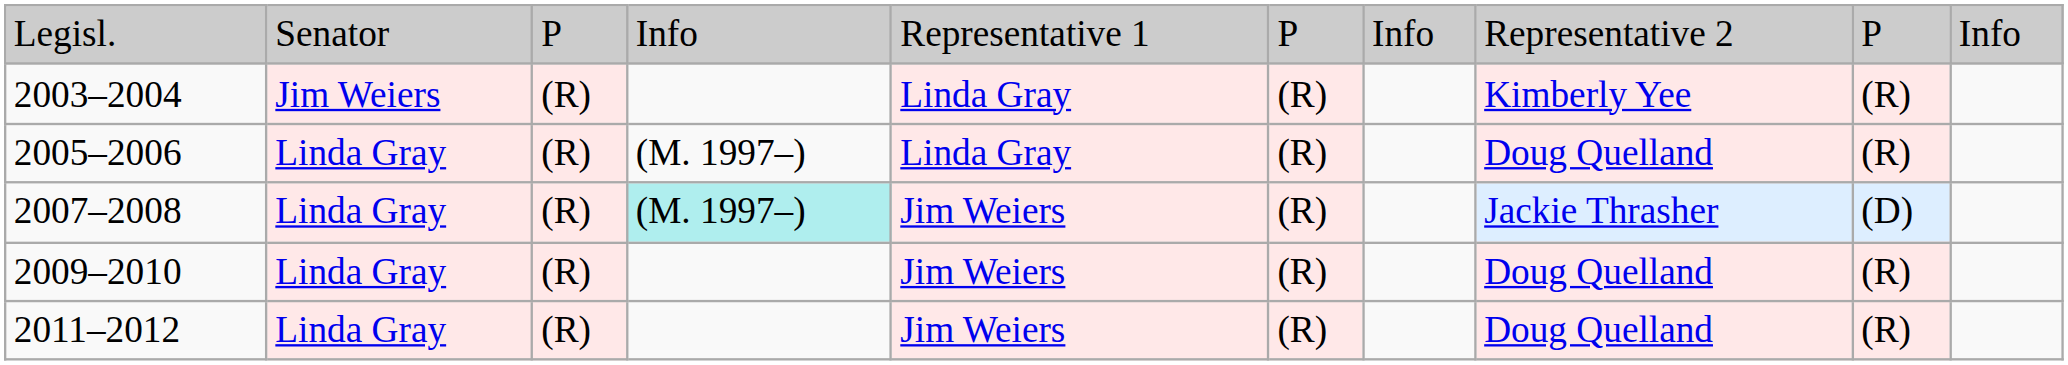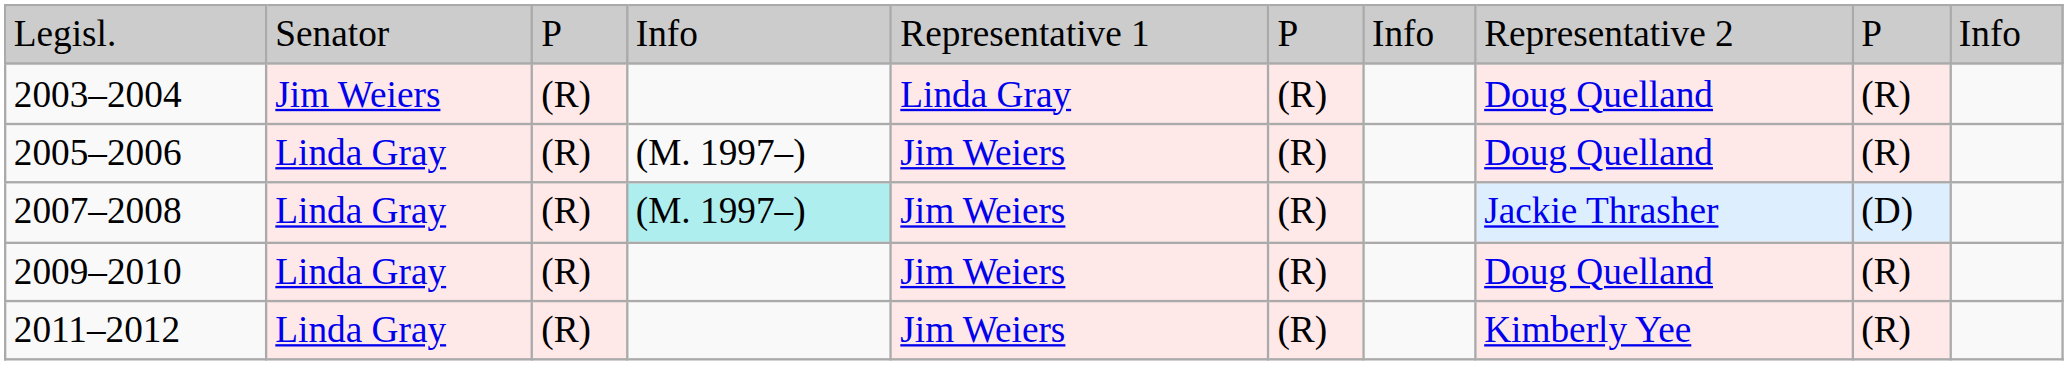(1588, 93) Kimberly Yee -> (1599, 93) Doug Quelland
(986, 152) Linda Gray -> (983, 152) Jim Weiers
(1599, 329) Doug Quelland -> (1588, 329) Kimberly Yee
